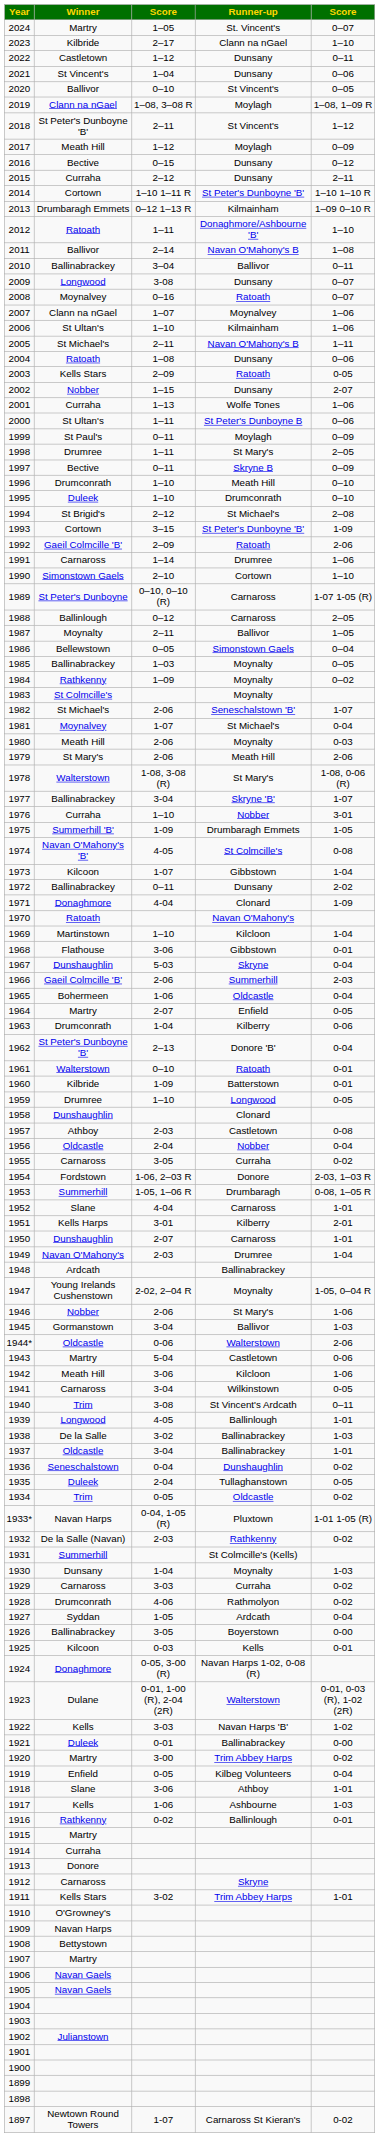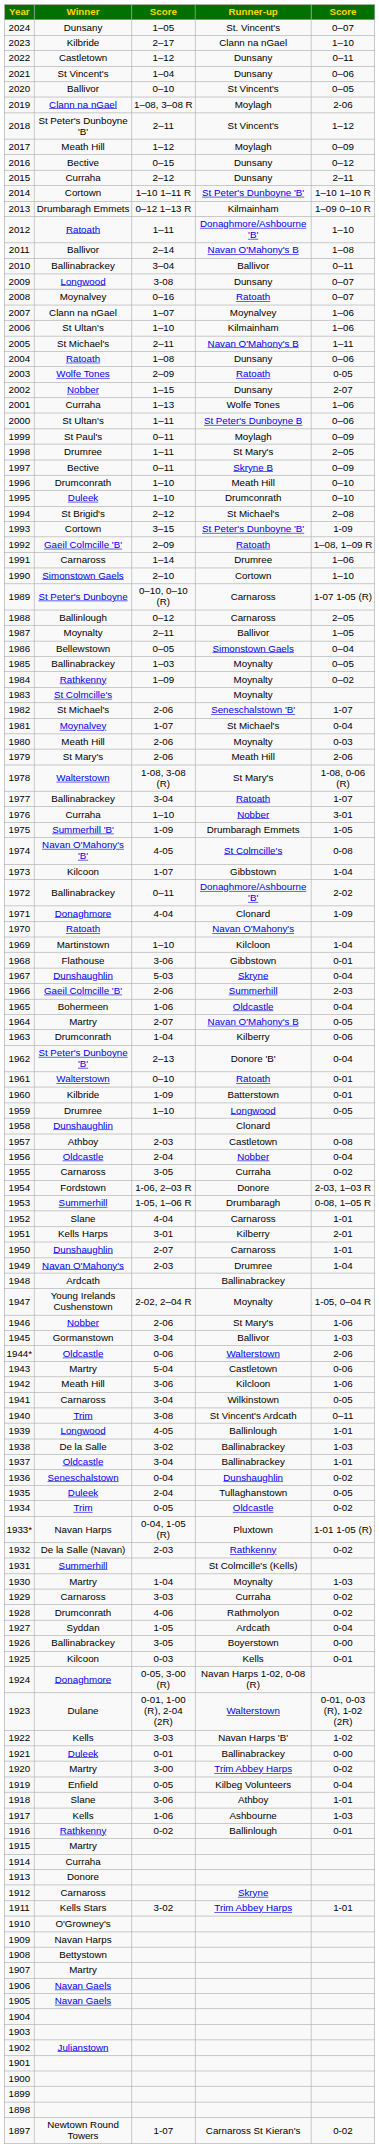(83, 27) Martry -> (83, 27) Dunsany
(343, 105) 1–08, 1–09 R -> (343, 105) 2-06
(83, 374) Kells Stars -> (83, 374) Wolfe Tones
(343, 544) 2-06 -> (343, 544) 1–08, 1–09 R
(253, 799) Skryne 'B' -> (253, 799) Ratoath
(253, 887) Dunsany -> (253, 893) Donaghmore/Ashbourne 'B'
(253, 1011) Enfield -> (253, 1022) Navan O'Mahony's B
(83, 1570) Dunsany -> (83, 1581) Martry
